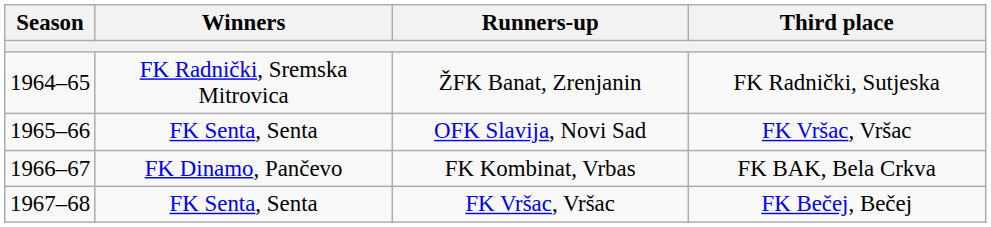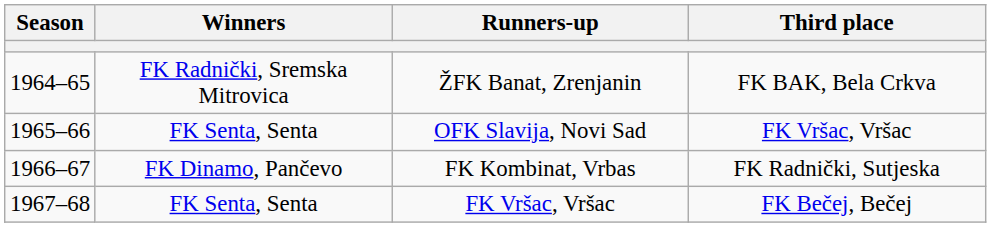(837, 82) FK Radnički, Sutjeska -> (837, 82) FK BAK, Bela Crkva
(837, 167) FK BAK, Bela Crkva -> (837, 167) FK Radnički, Sutjeska
